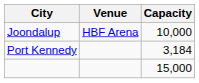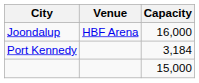(174, 31) 10,000 -> (174, 31) 16,000
